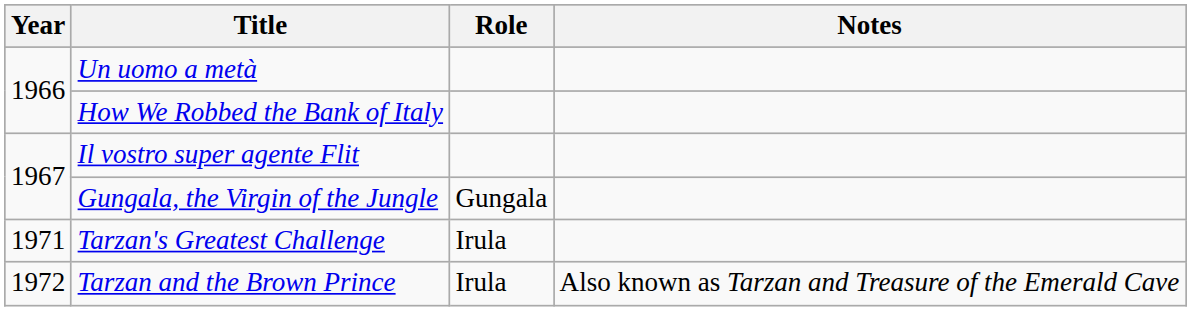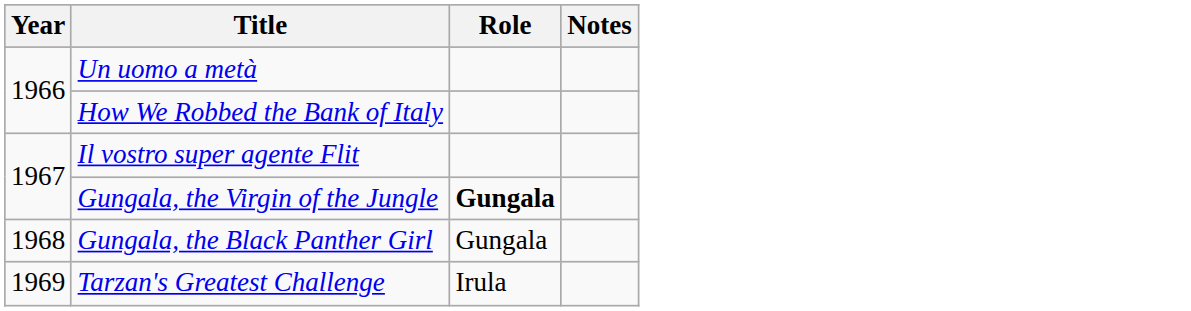(501, 197) normal -> (505, 197) bold
+ row: (255, 240)
(38, 240) 1971 -> (38, 283) 1969
- row: (237, 283)
